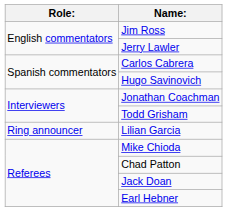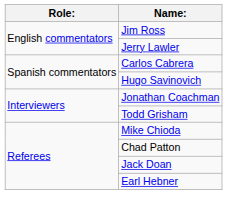- row: (151, 131)
